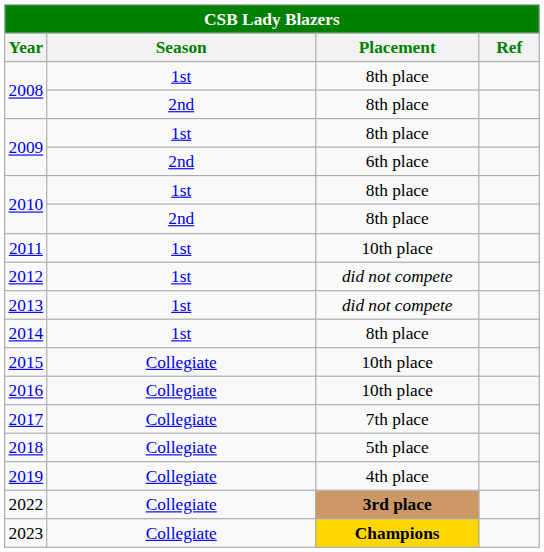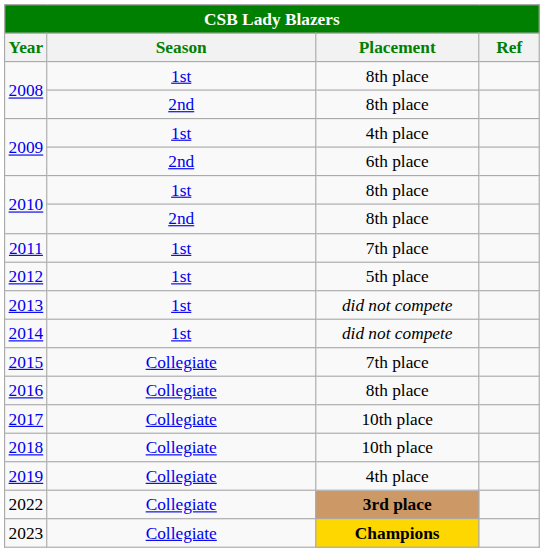(397, 133) 8th place -> (397, 133) 4th place
(397, 247) 10th place -> (397, 247) 7th place
(397, 276) did not compete -> (397, 276) 5th place
(397, 333) 8th place -> (397, 333) did not compete
(397, 361) 10th place -> (397, 361) 7th place
(397, 390) 10th place -> (397, 390) 8th place
(397, 418) 7th place -> (397, 418) 10th place
(397, 447) 5th place -> (397, 447) 10th place
